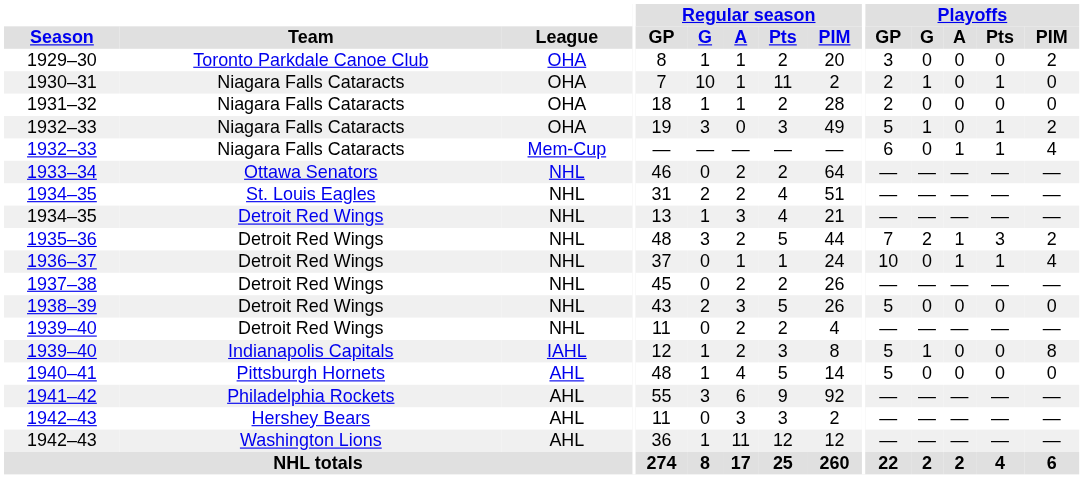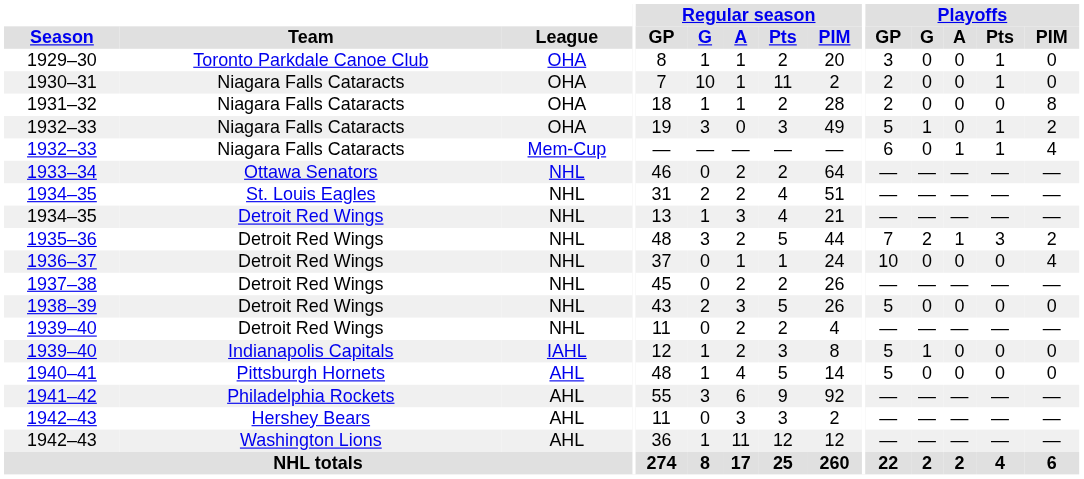(1000, 59) 0 -> (1000, 59) 1
(1052, 59) 2 -> (1052, 59) 0
(927, 82) 1 -> (927, 82) 0
(1052, 104) 0 -> (1052, 104) 8
(959, 261) 1 -> (959, 261) 0
(1000, 261) 1 -> (1000, 261) 0
(1052, 351) 8 -> (1052, 351) 0
